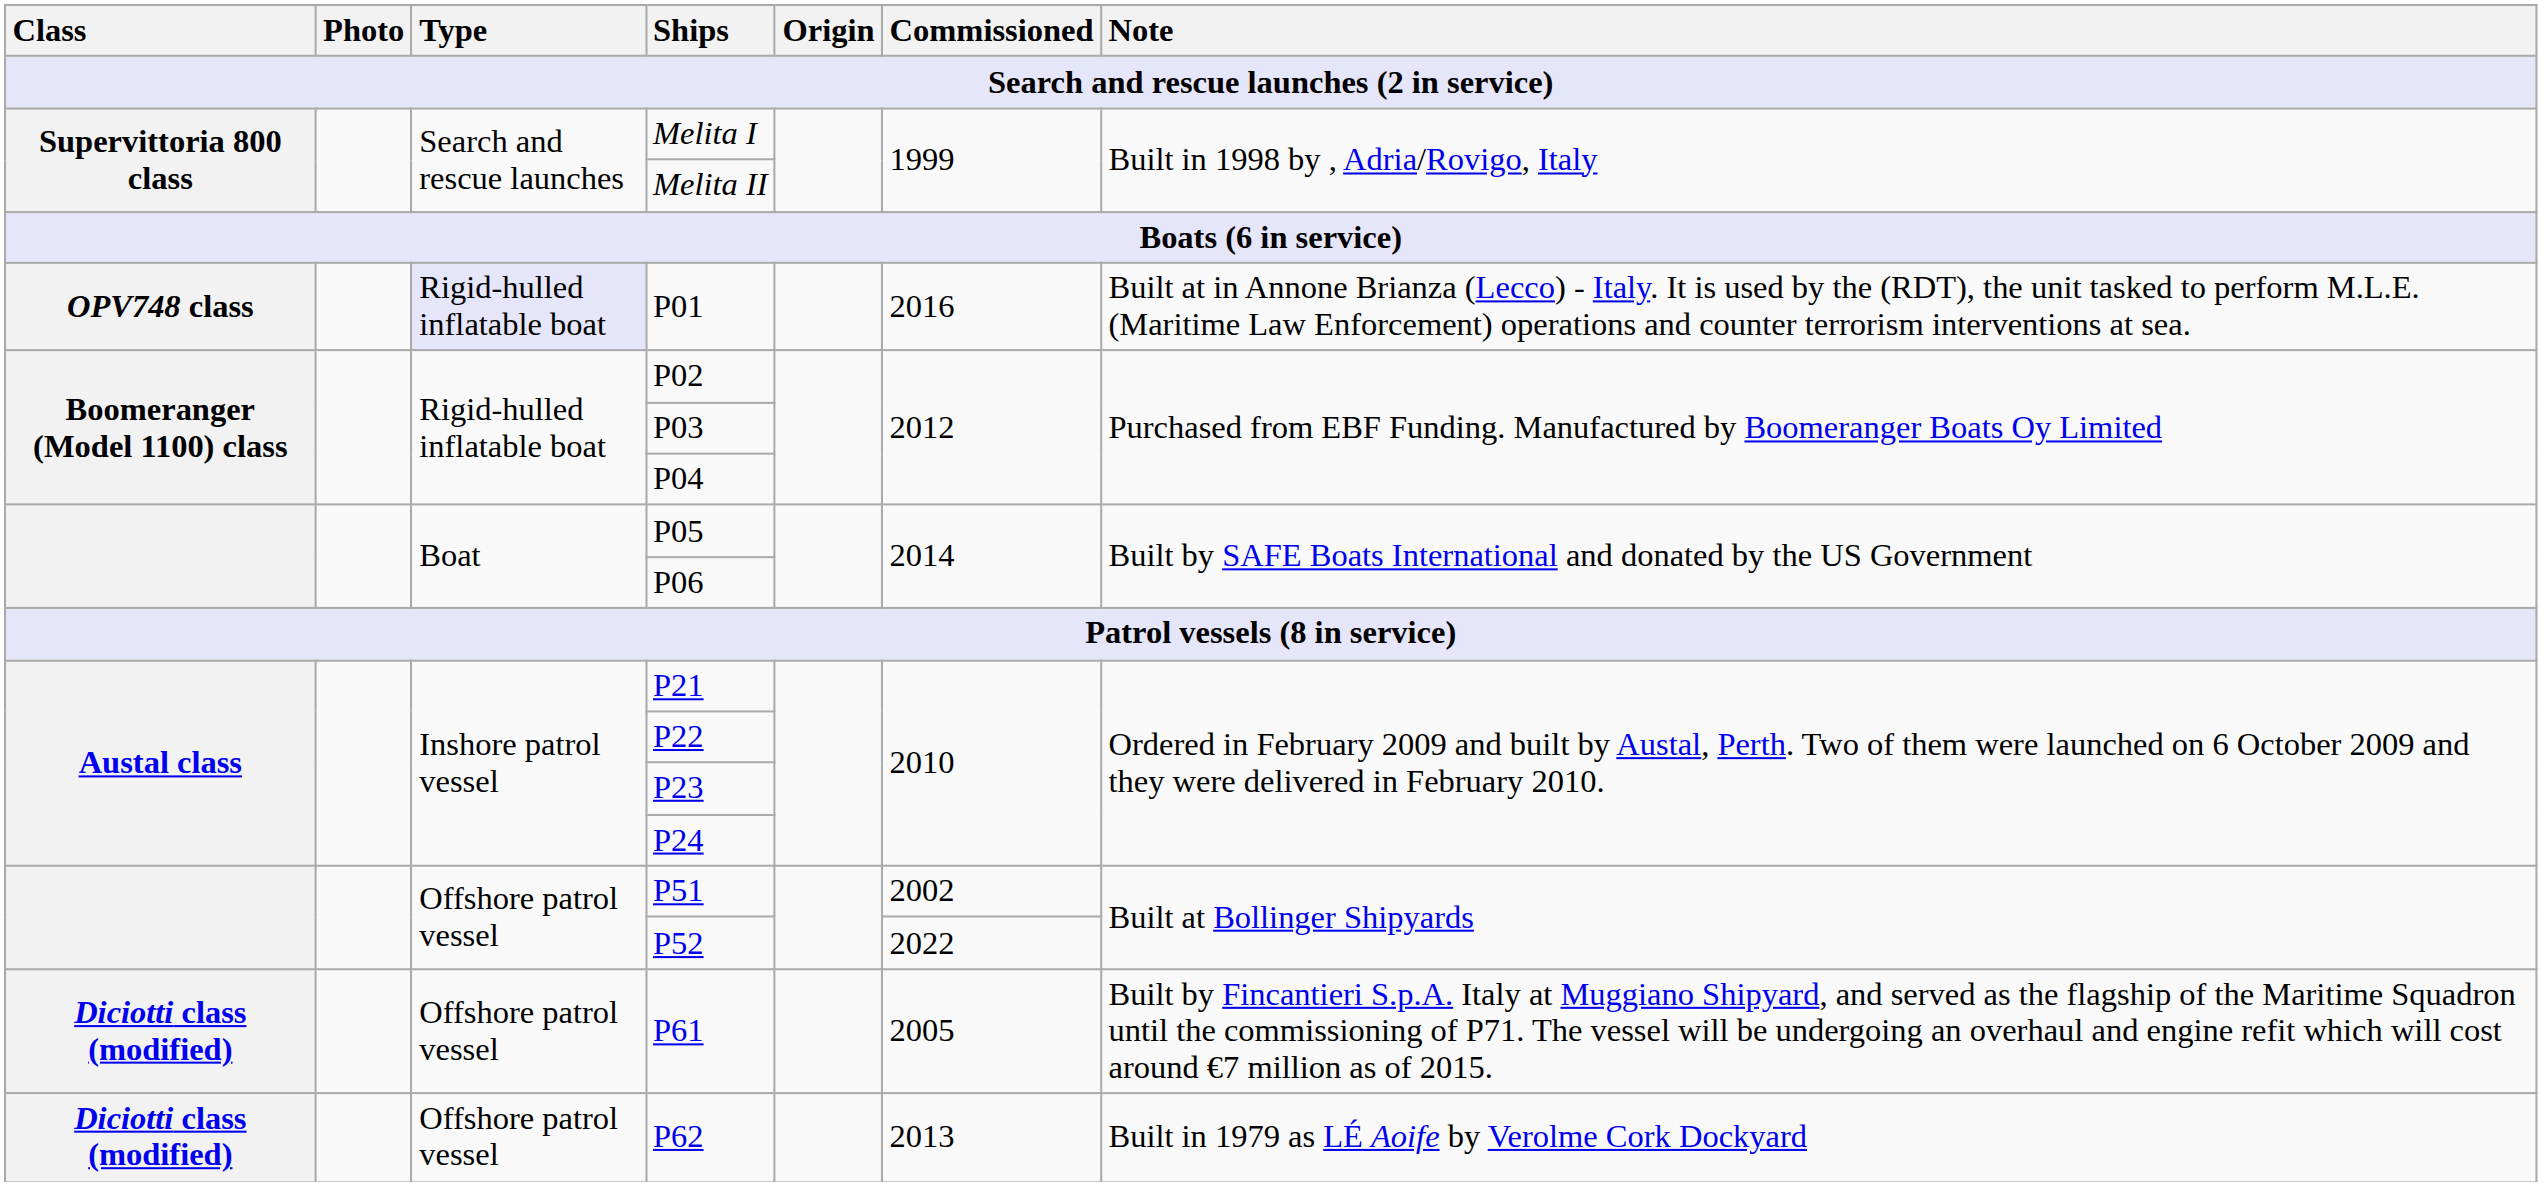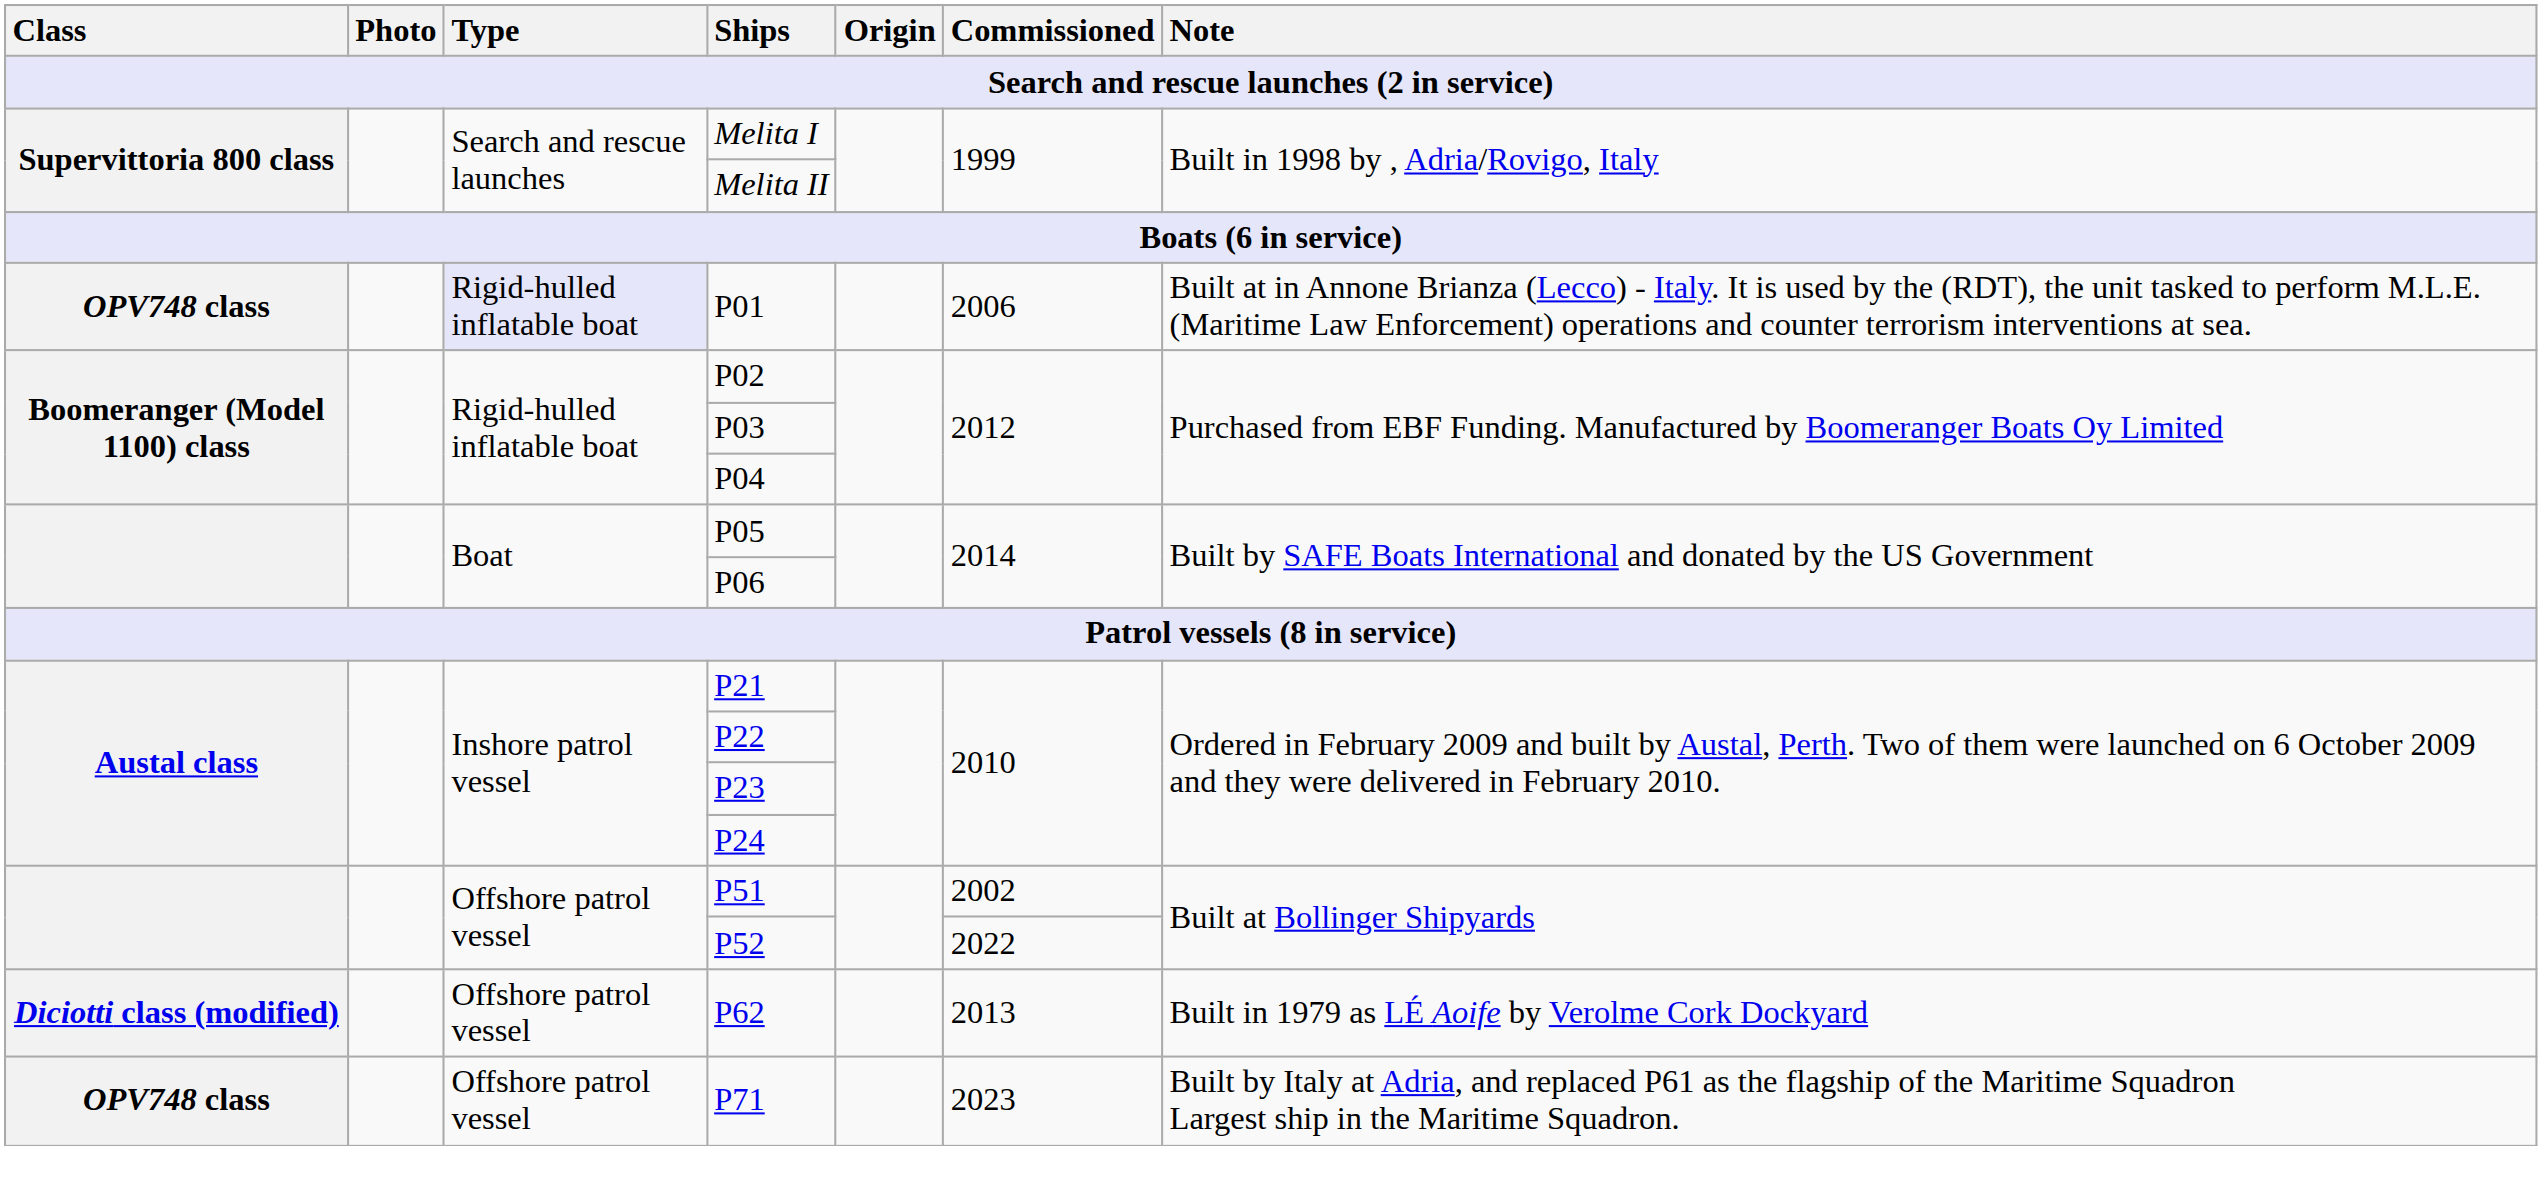(922, 306) 2016 -> (983, 306) 2006
- row: (678, 1030)
+ row: (739, 1100)
